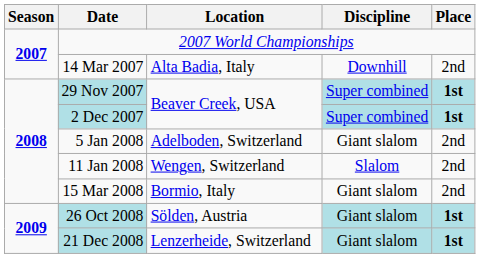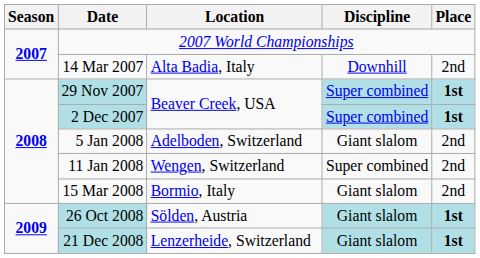(377, 166) Slalom -> (377, 166) Super combined
